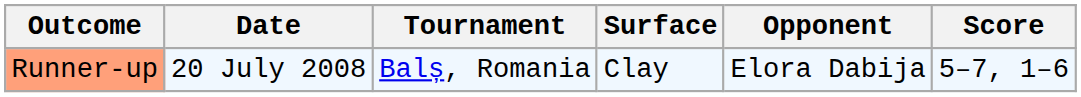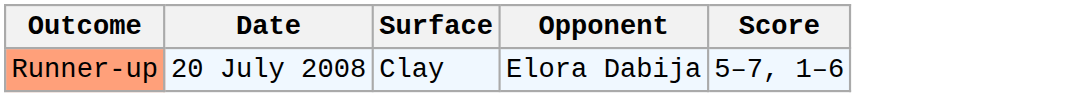- column: (485, 26)
